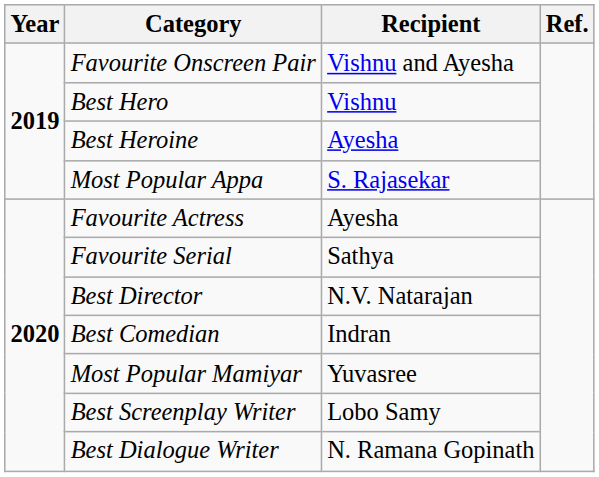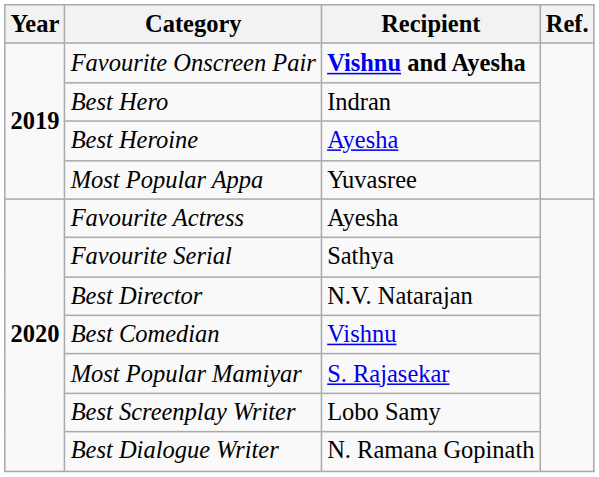(420, 62) normal -> (426, 62) bold
(362, 101) Vishnu -> (359, 101) Indran
(388, 179) S. Rajasekar -> (372, 179) Yuvasree
(359, 334) Indran -> (362, 334) Vishnu
(372, 373) Yuvasree -> (388, 373) S. Rajasekar
